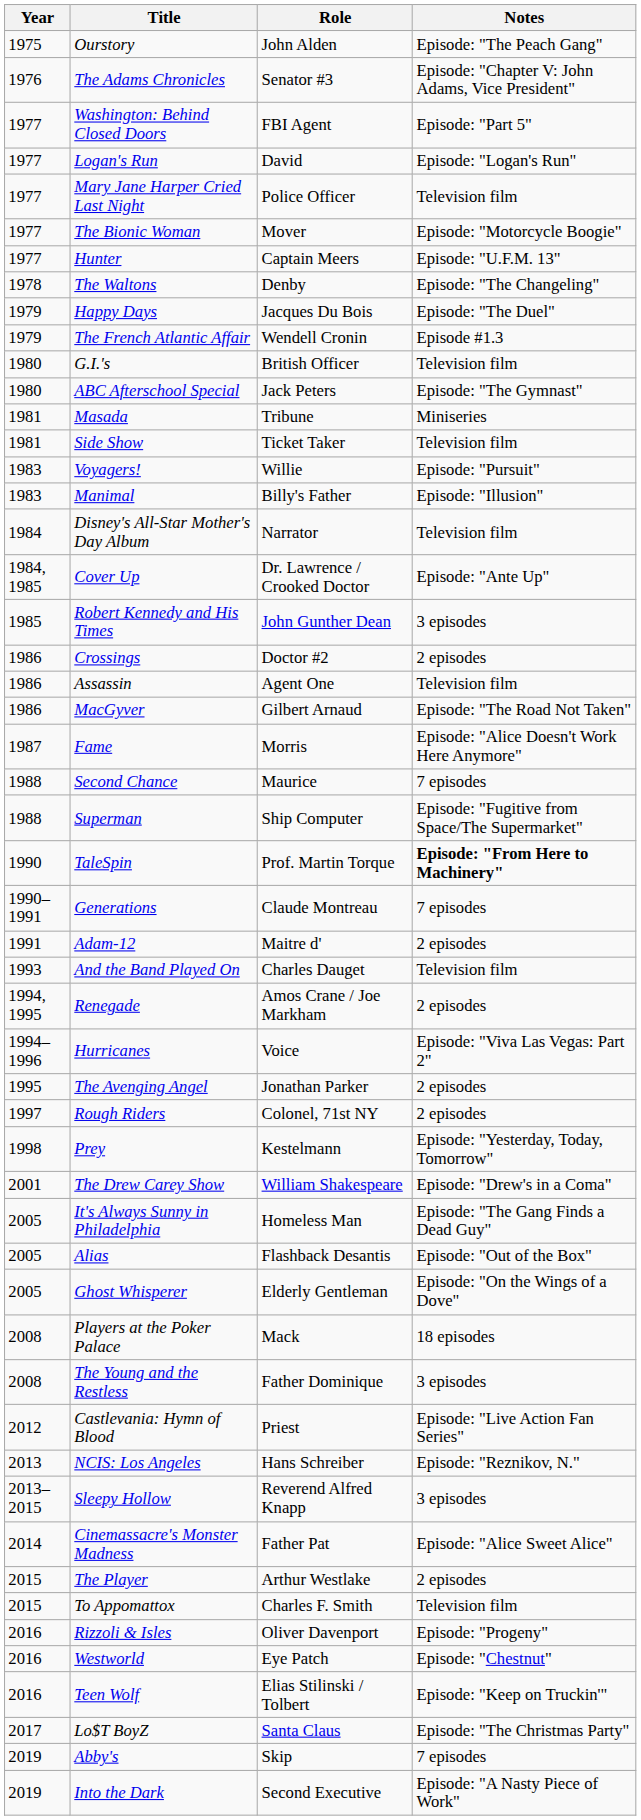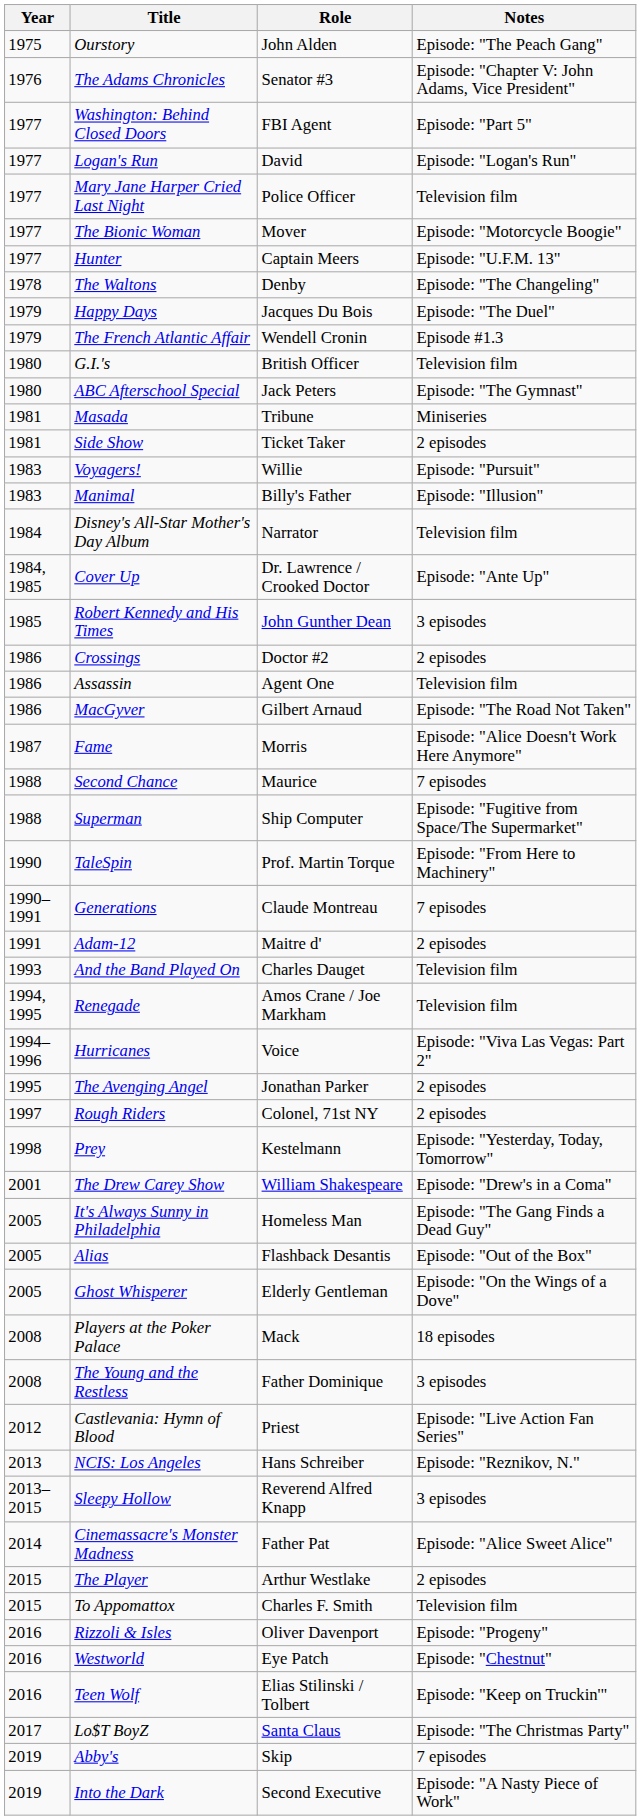(467, 443) Television film -> (451, 443) 2 episodes
(502, 862) bold -> (496, 862) normal
(451, 1005) 2 episodes -> (467, 1005) Television film
